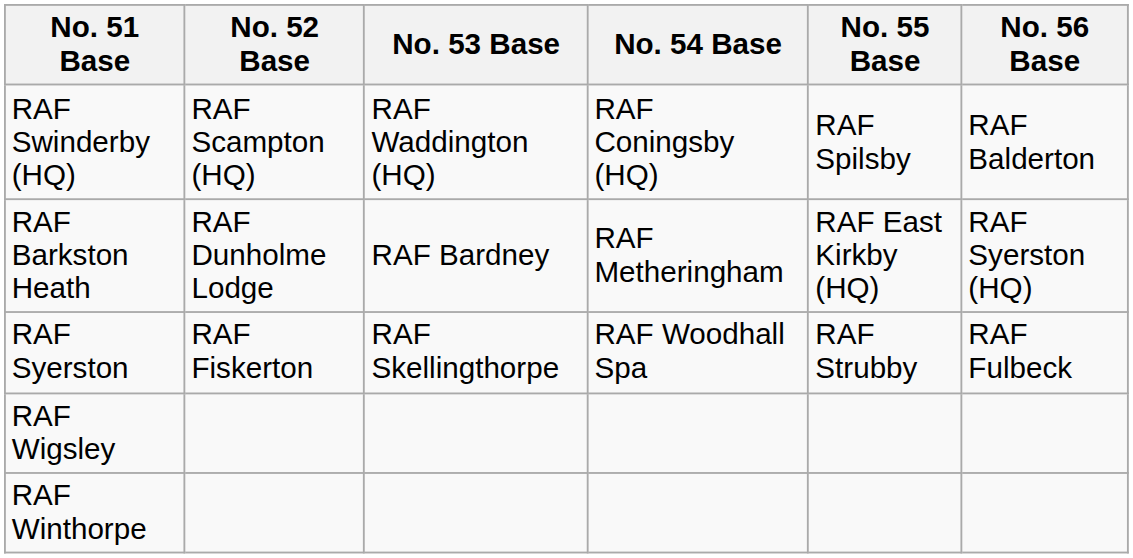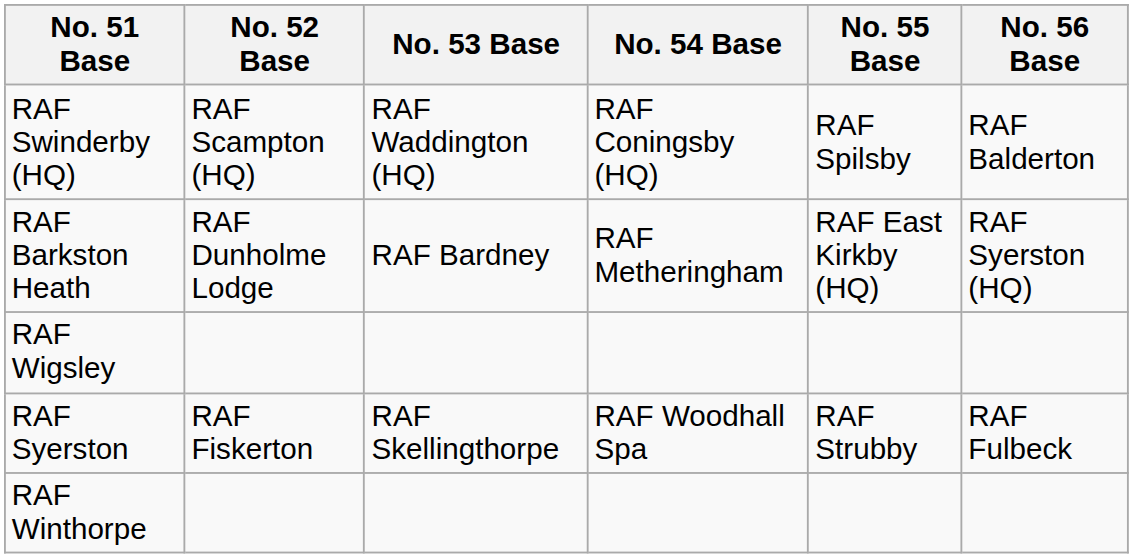rows swapped: (70, 351) <-> (64, 432)
